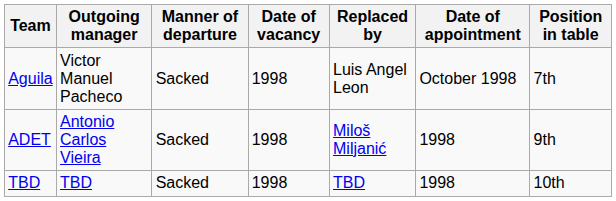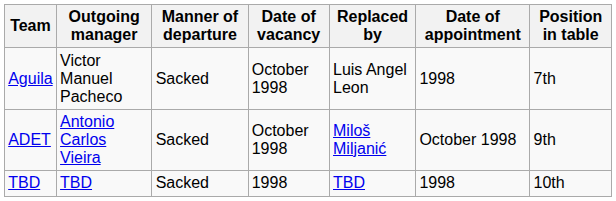(269, 78) 1998 -> (280, 78) October 1998
(468, 78) October 1998 -> (437, 78) 1998
(269, 139) 1998 -> (280, 139) October 1998
(437, 139) 1998 -> (468, 139) October 1998
